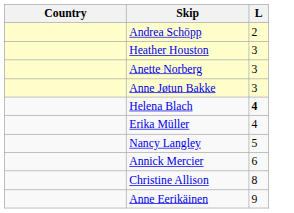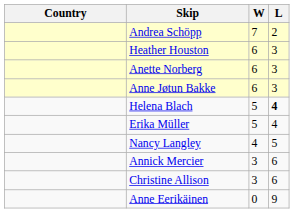+ column: (259, 13)
(254, 180) 8 -> (274, 180) 6
